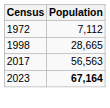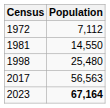+ row: (18, 45)
(87, 45) 28,665 -> (87, 62) 25,480
